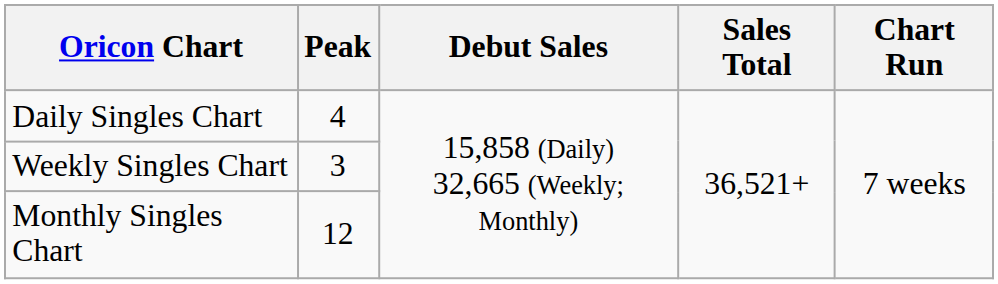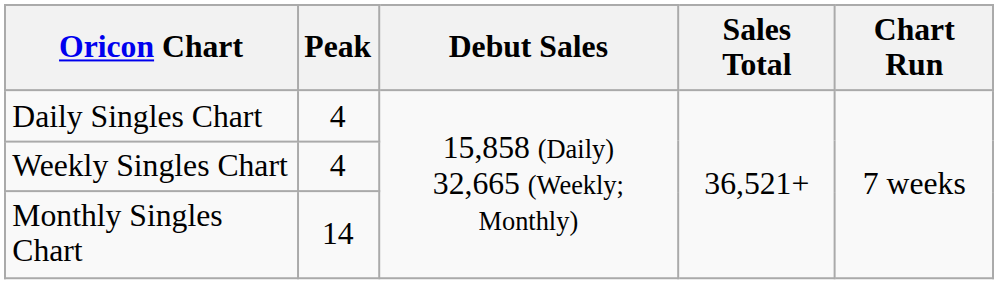(338, 165) 3 -> (338, 165) 4
(338, 233) 12 -> (338, 233) 14
